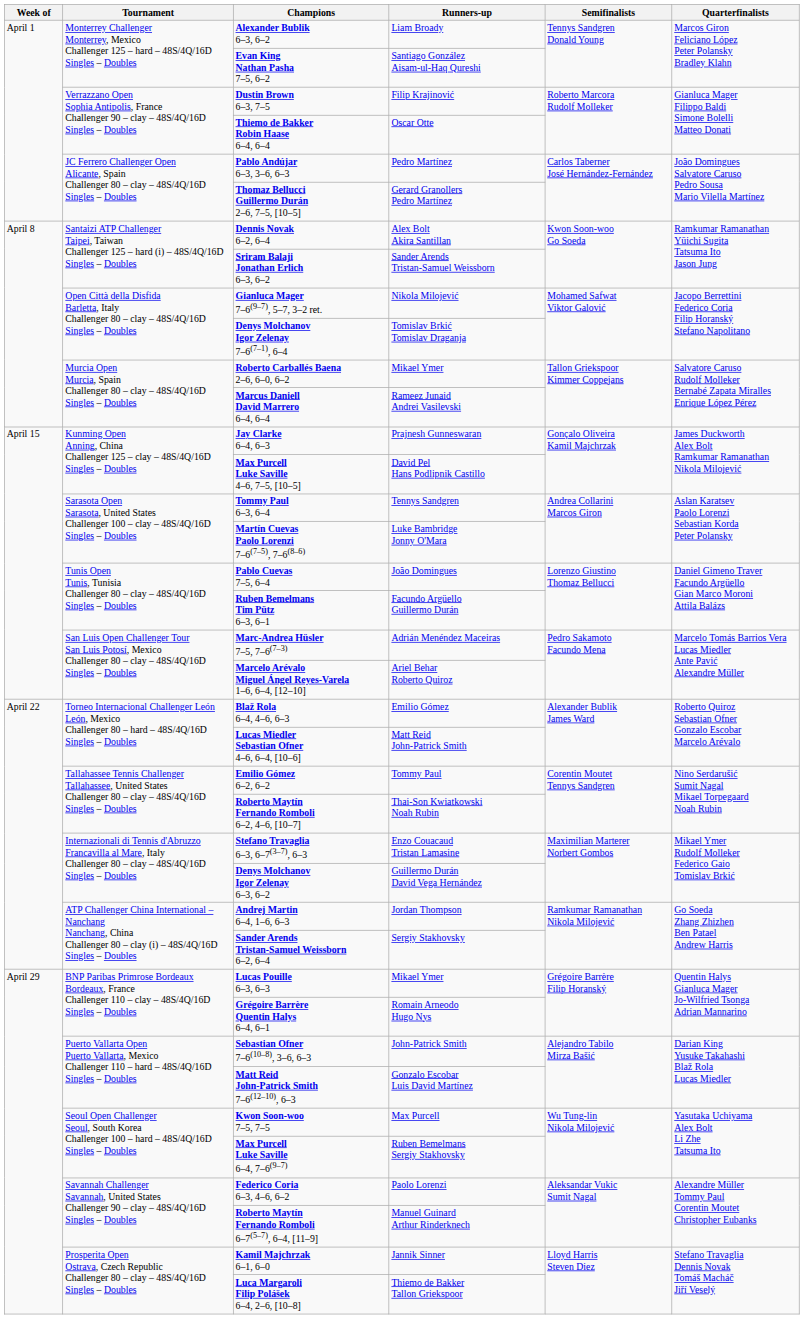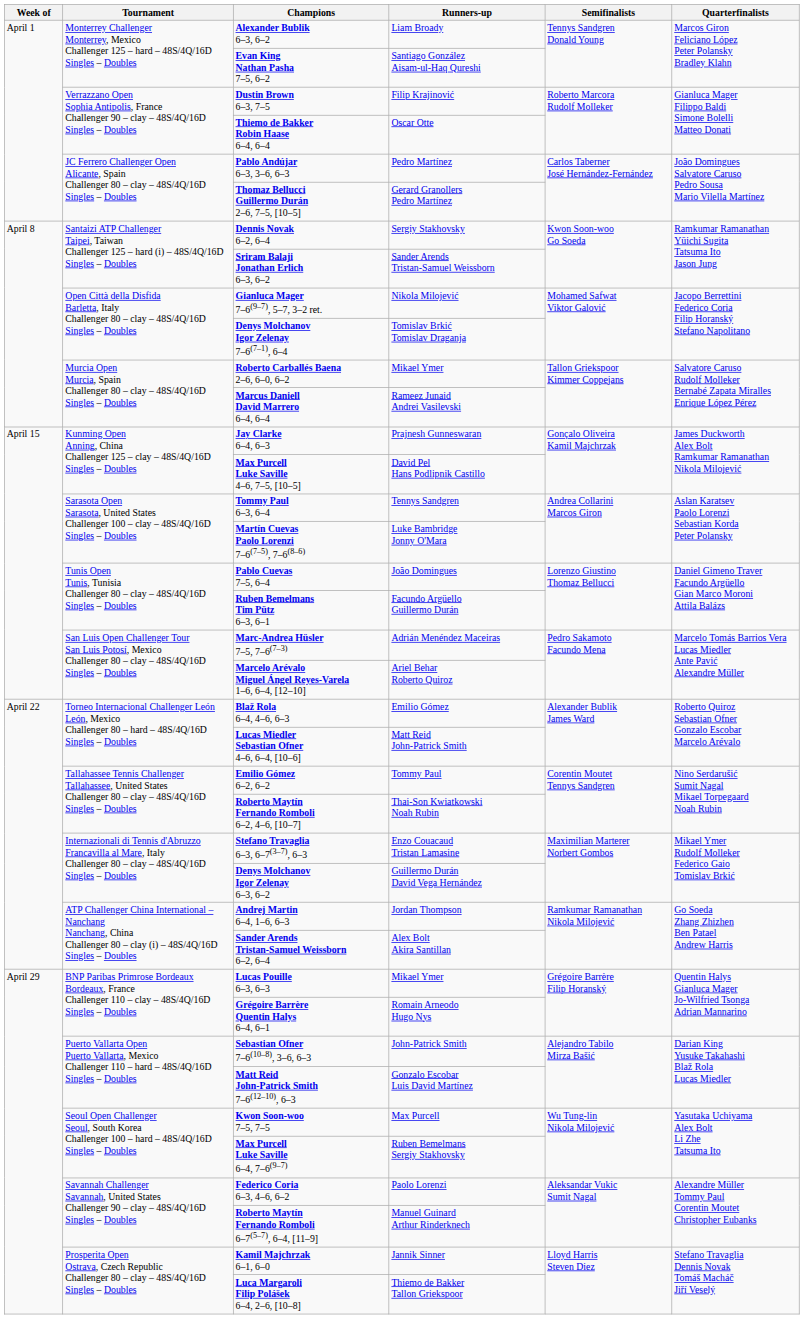(421, 234) Alex Bolt Akira Santillan -> (428, 228) Sergiy Stakhovsky
(428, 938) Sergiy Stakhovsky -> (421, 943) Alex Bolt Akira Santillan
